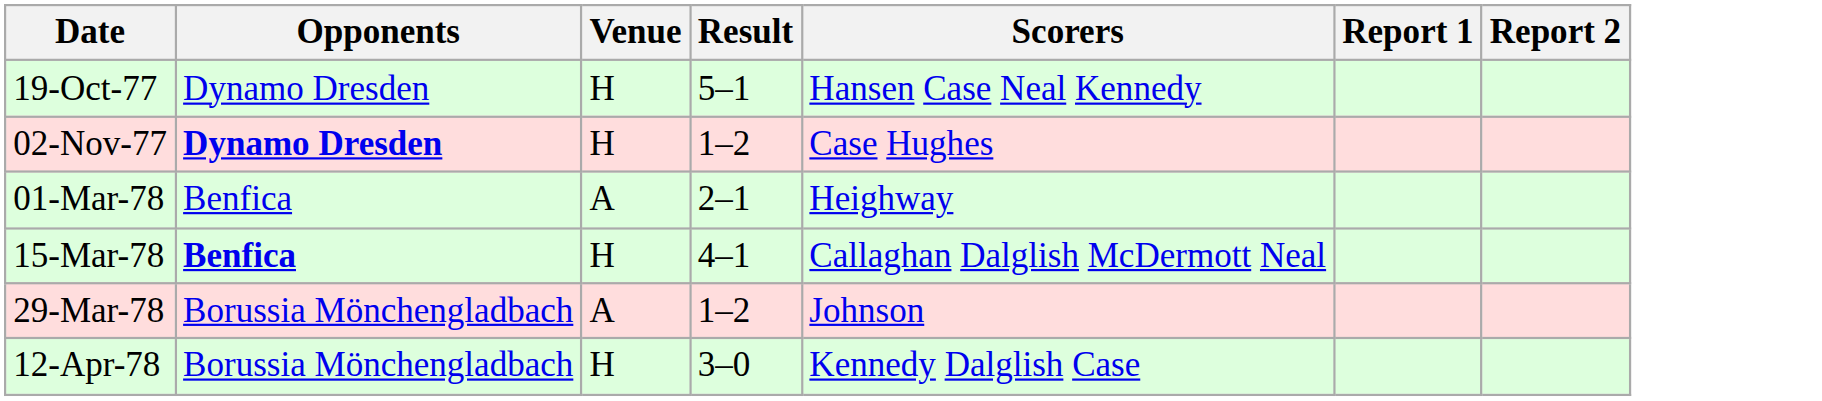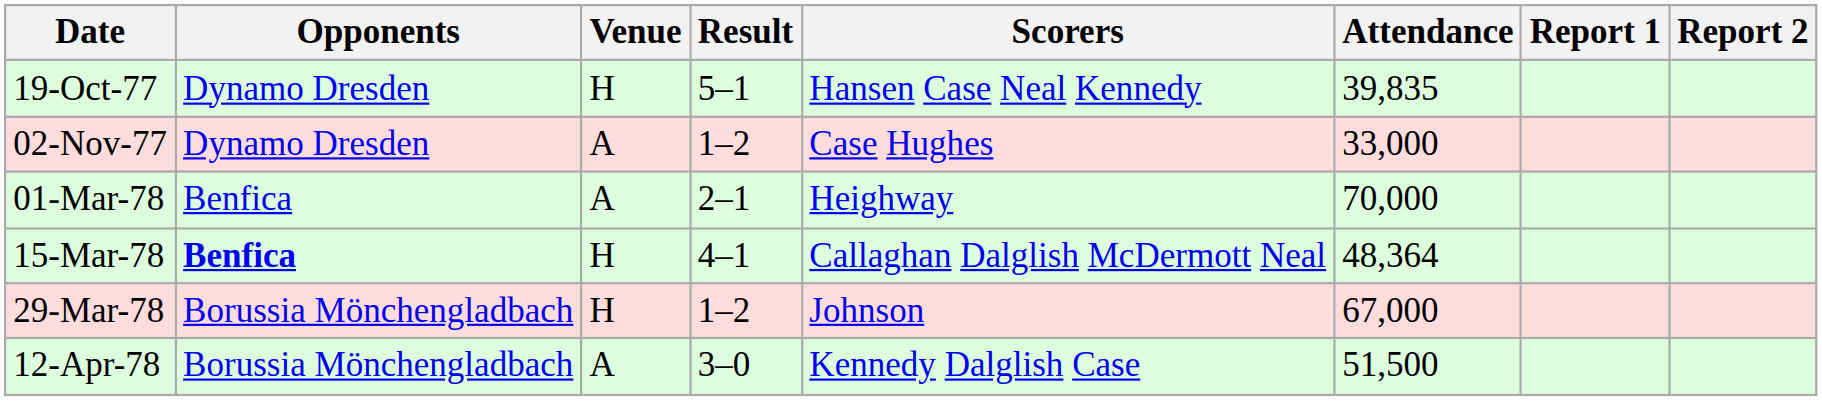+ column: (1428, 32)
(313, 143) bold -> (306, 143) normal
(602, 143) H -> (602, 143) A
(602, 310) A -> (602, 310) H
(602, 365) H -> (602, 365) A
